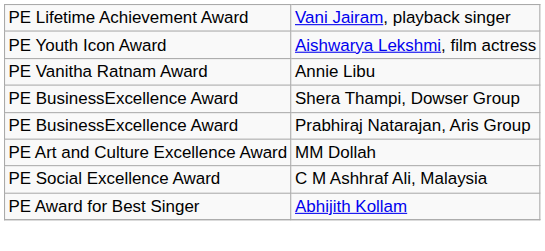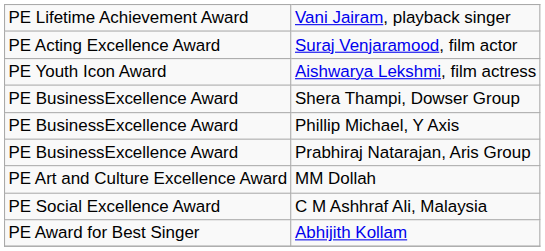+ row: (406, 44)
- row: (335, 71)
+ row: (377, 125)
